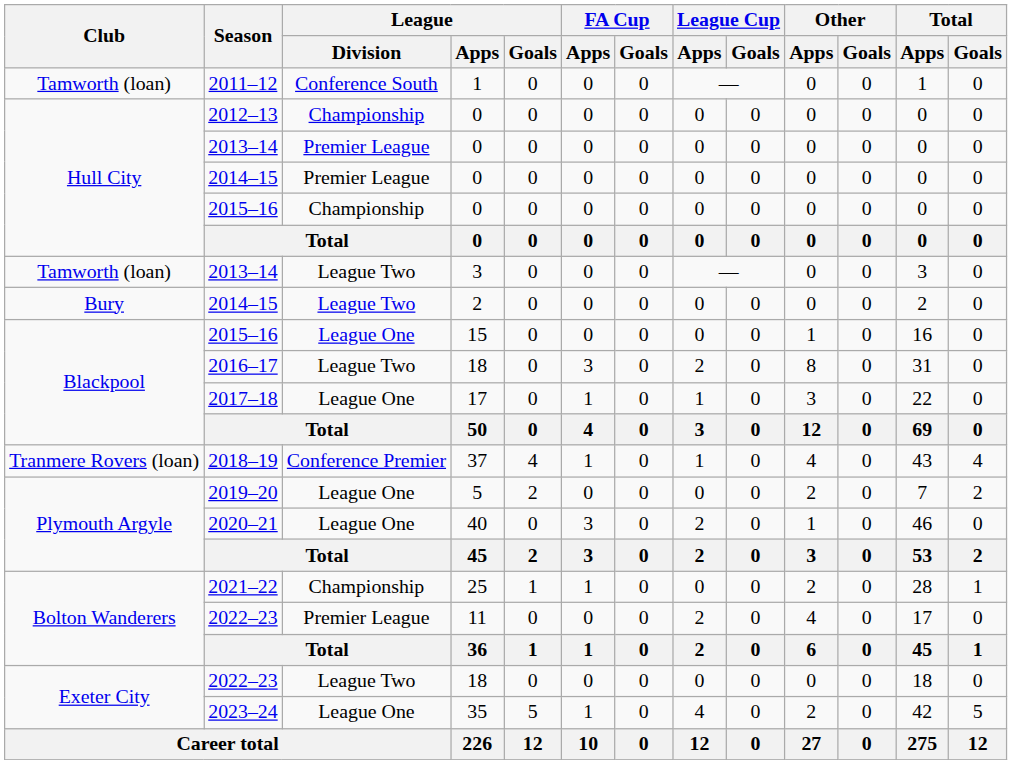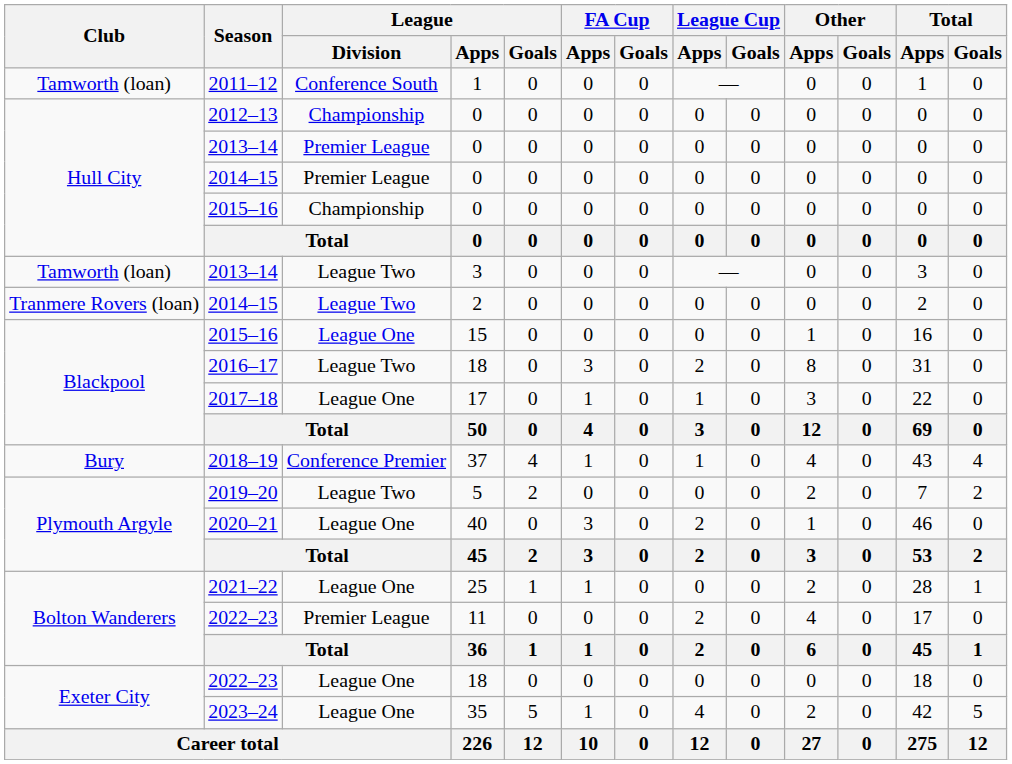(104, 303) Bury -> (104, 303) Tranmere Rovers (loan)
(104, 460) Tranmere Rovers (loan) -> (104, 460) Bury
(366, 492) League One -> (366, 492) League Two
(366, 586) Championship -> (366, 586) League One
(366, 680) League Two -> (366, 680) League One
